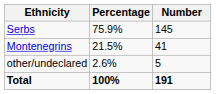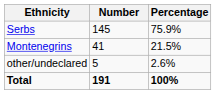columns swapped: (182, 13) <-> (121, 13)
